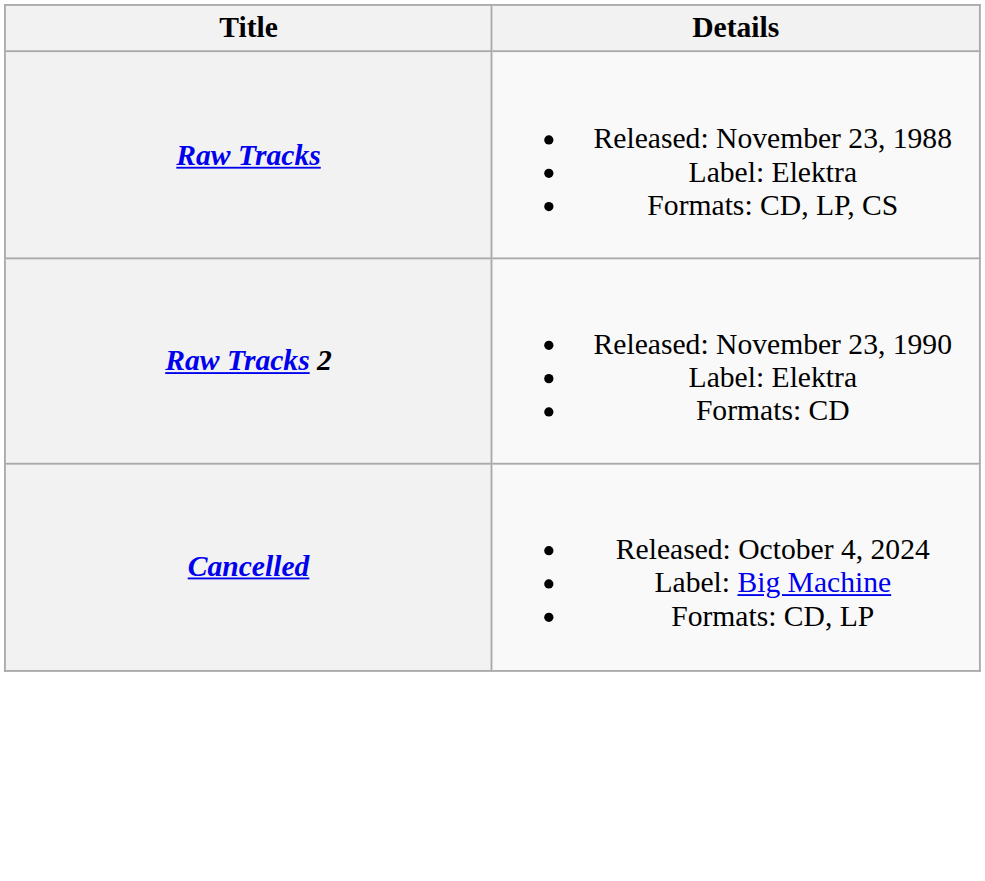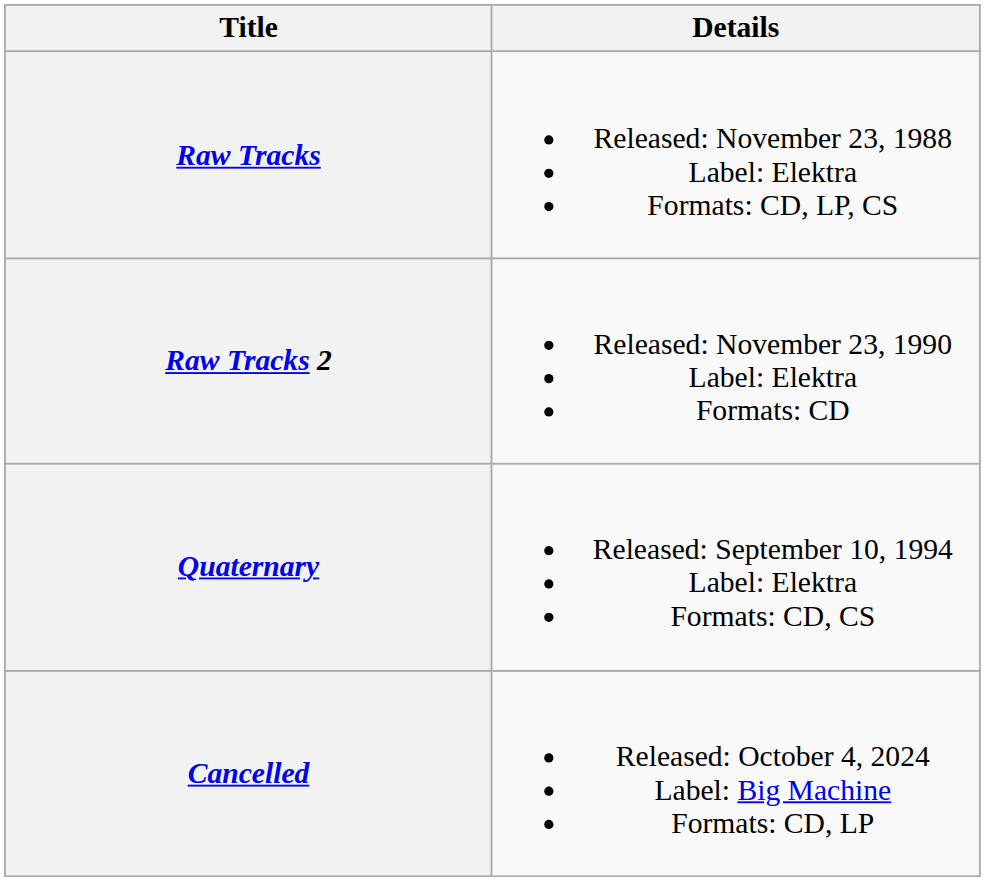+ row: (249, 566)
